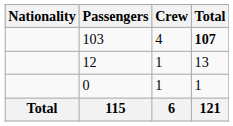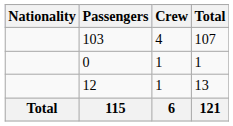(205, 39) bold -> (205, 39) normal
rows swapped: (86, 86) <-> (90, 62)
